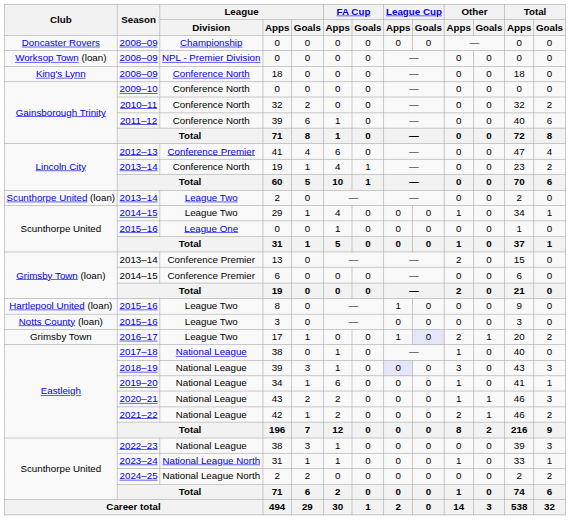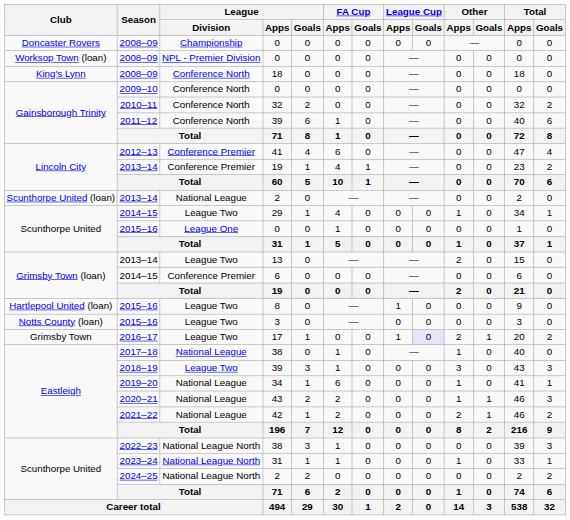(211, 167) Conference North -> (211, 167) Conference Premier
(211, 197) League Two -> (211, 197) National League
(211, 259) Conference Premier -> (211, 259) League Two
(211, 368) National League -> (211, 368) League Two
(398, 368) lavender background -> (398, 368) no background
(211, 445) National League -> (211, 445) National League North
